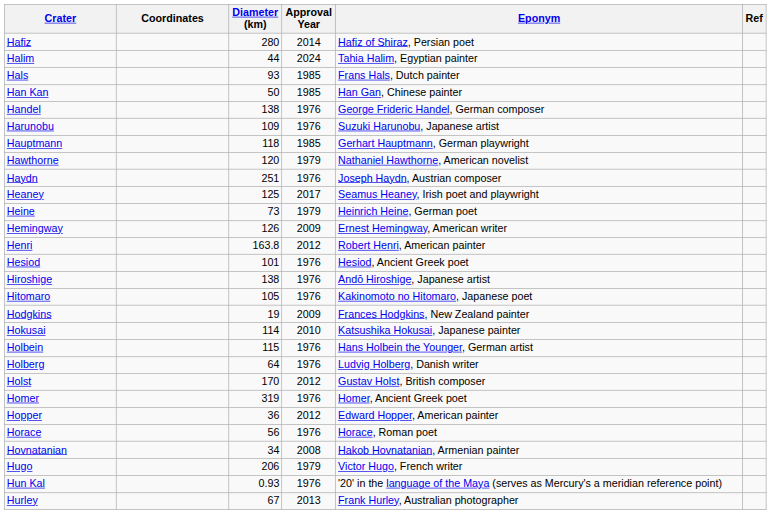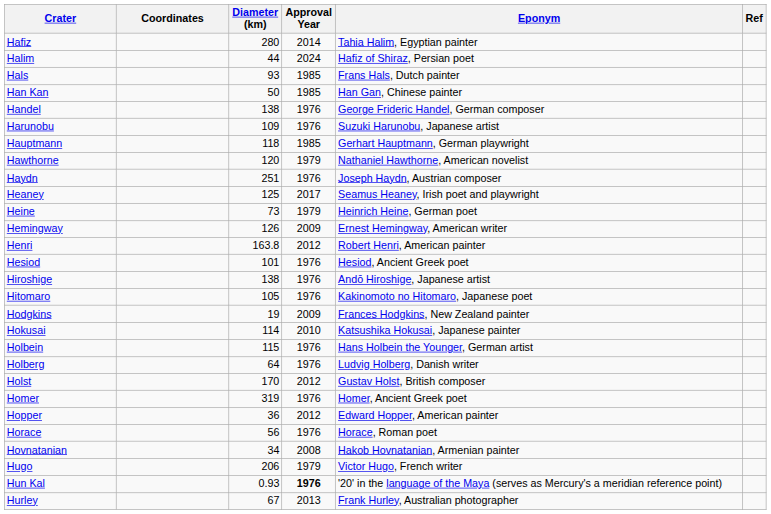(406, 42) Hafiz of Shiraz, Persian poet -> (408, 42) Tahia Halim, Egyptian painter
(408, 59) Tahia Halim, Egyptian painter -> (406, 59) Hafiz of Shiraz, Persian poet
(309, 484) normal -> (309, 484) bold
